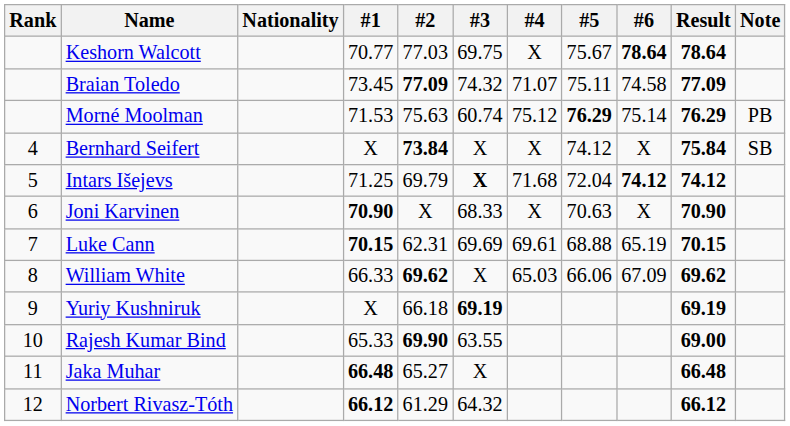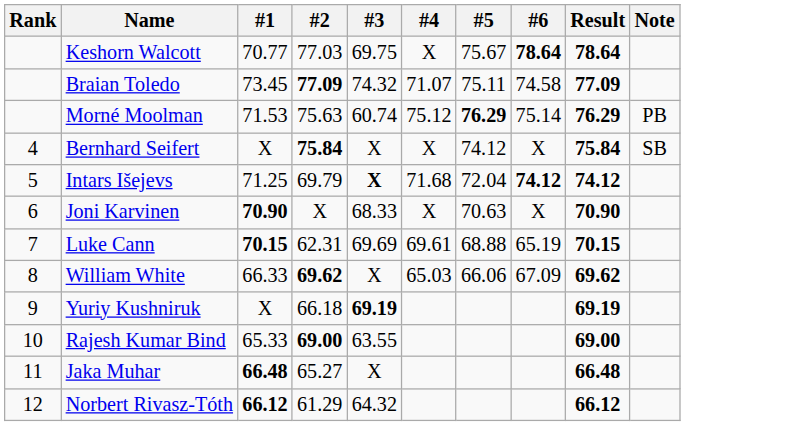- column: (291, 20)
(425, 148) 73.84 -> (320, 148) 75.84
(425, 340) 69.90 -> (320, 340) 69.00
